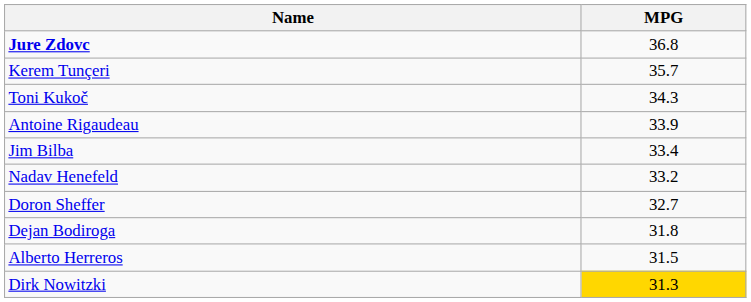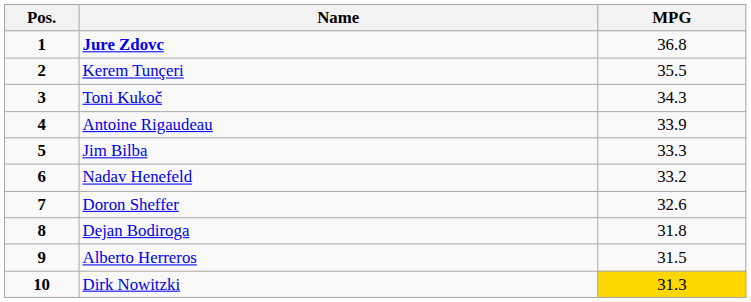+ column: (42, 17)
(664, 71) 35.7 -> (672, 71) 35.5
(664, 151) 33.4 -> (672, 151) 33.3
(664, 204) 32.7 -> (672, 204) 32.6
